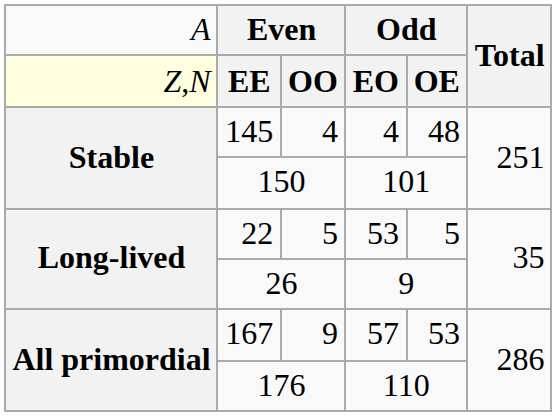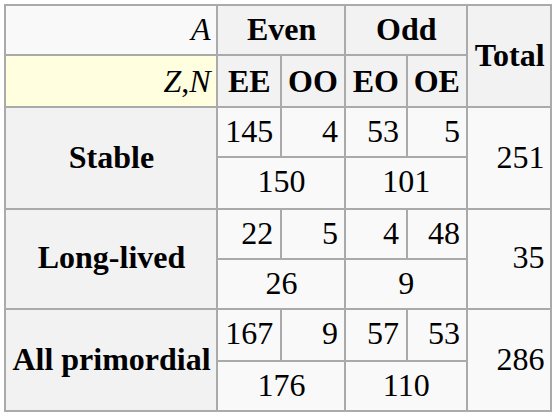(391, 131) 4 -> (383, 131) 53
(444, 131) 48 -> (452, 131) 5
(383, 232) 53 -> (391, 232) 4
(452, 232) 5 -> (444, 232) 48
